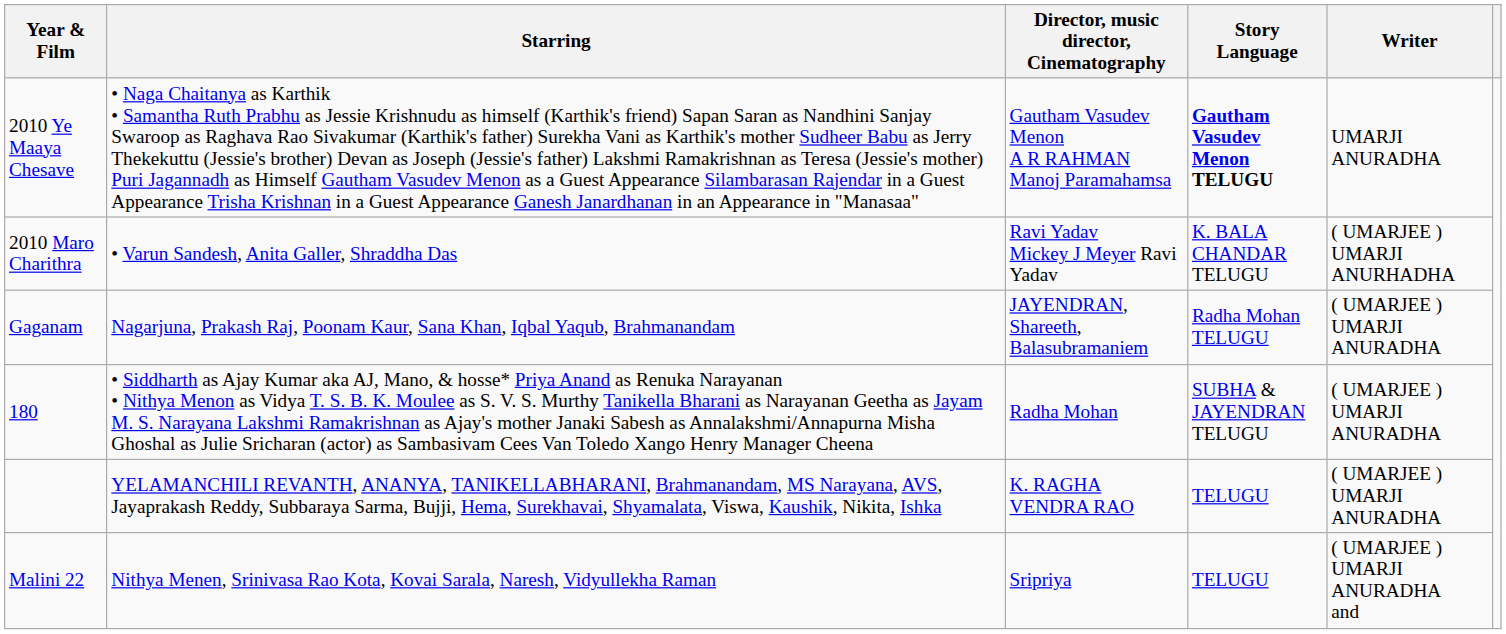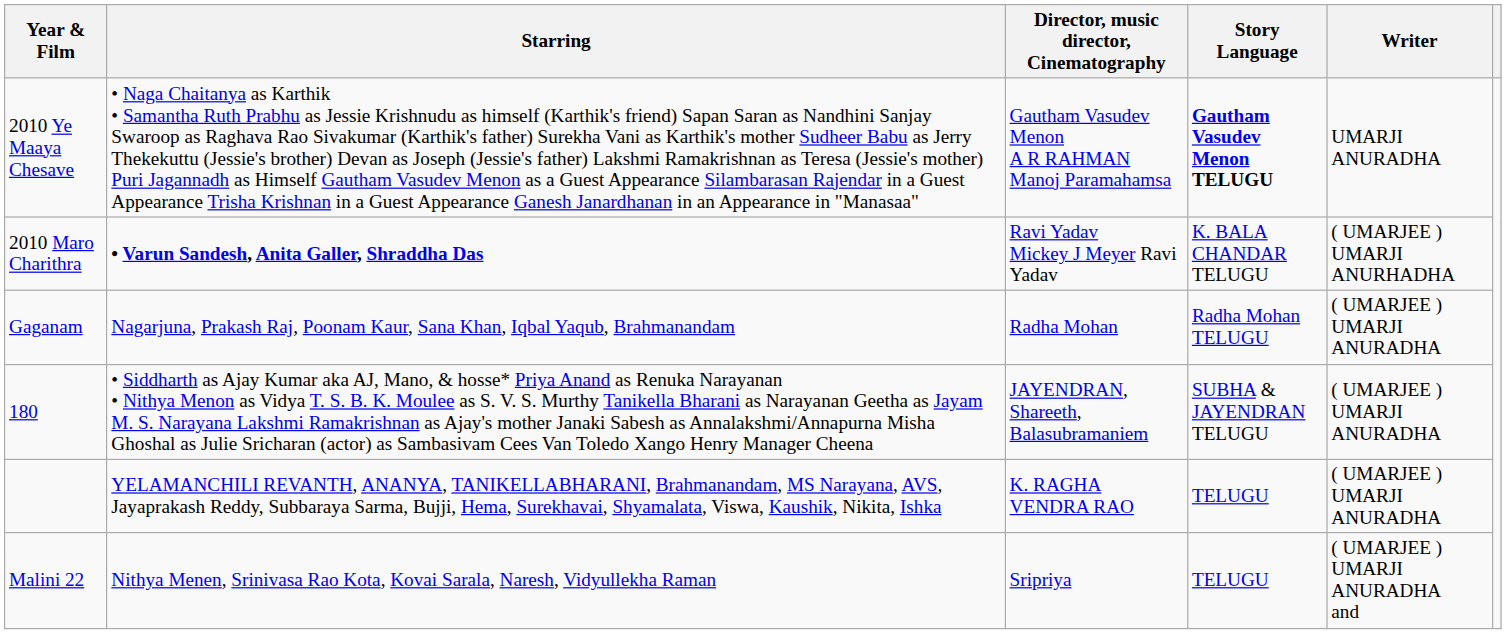(284, 253) normal -> (297, 253) bold
(1079, 327) JAYENDRAN, Shareeth, Balasubramaniem -> (1064, 327) Radha Mohan
(1064, 411) Radha Mohan -> (1079, 411) JAYENDRAN, Shareeth, Balasubramaniem
